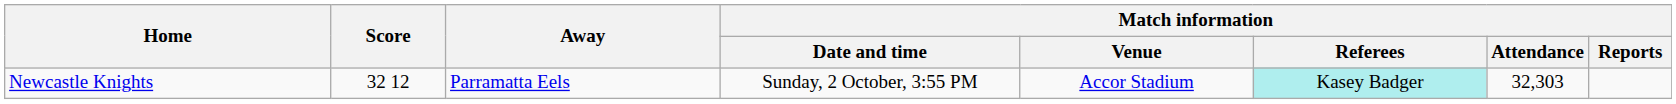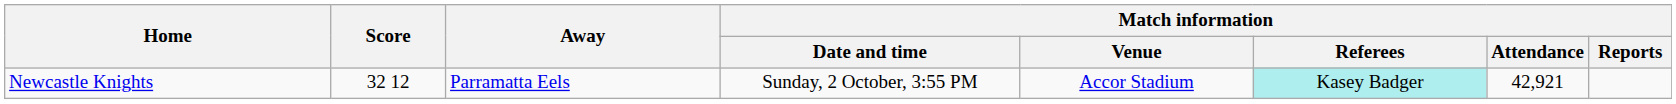(1538, 83) 32,303 -> (1538, 83) 42,921
